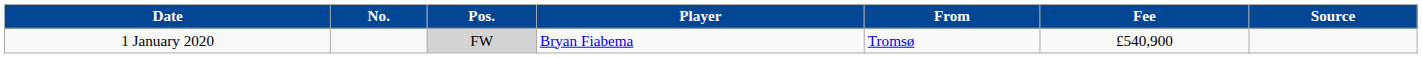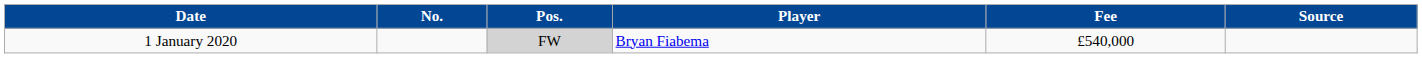- column: (952, 16)
(1144, 40) £540,900 -> (1106, 40) £540,000
